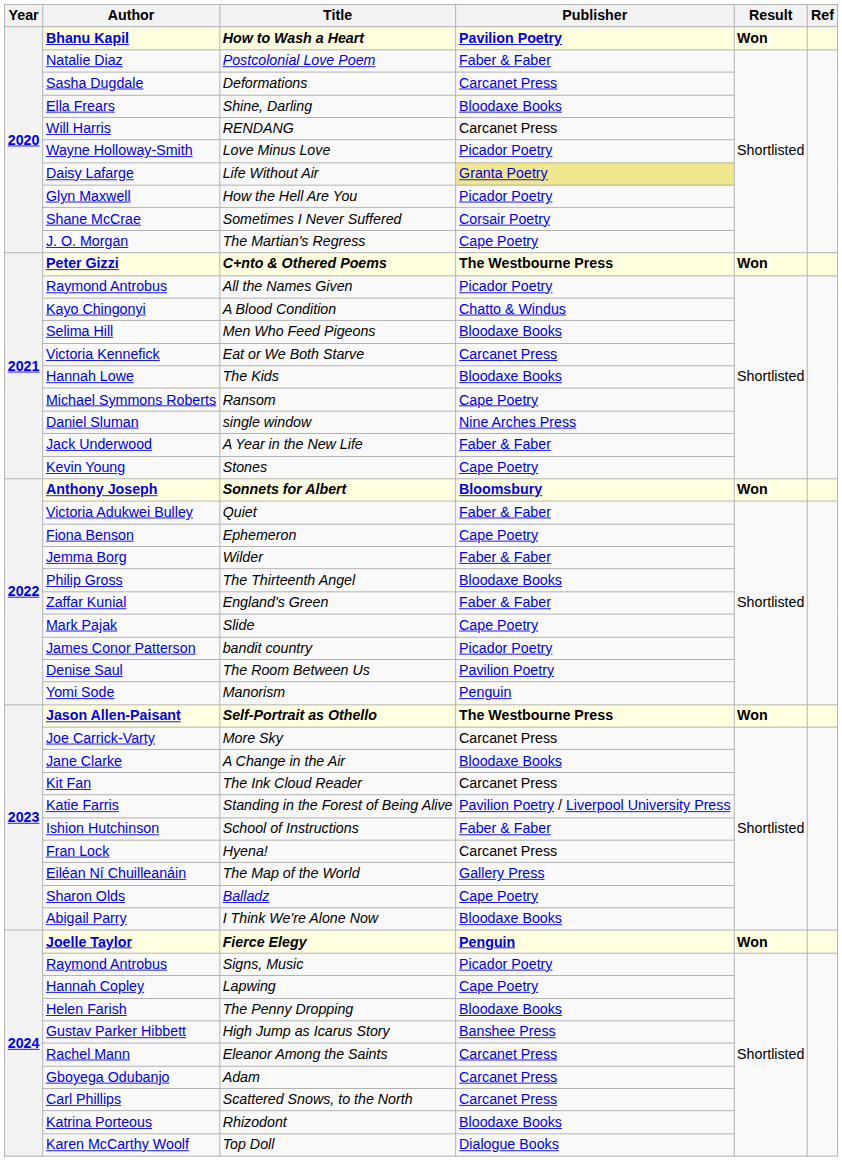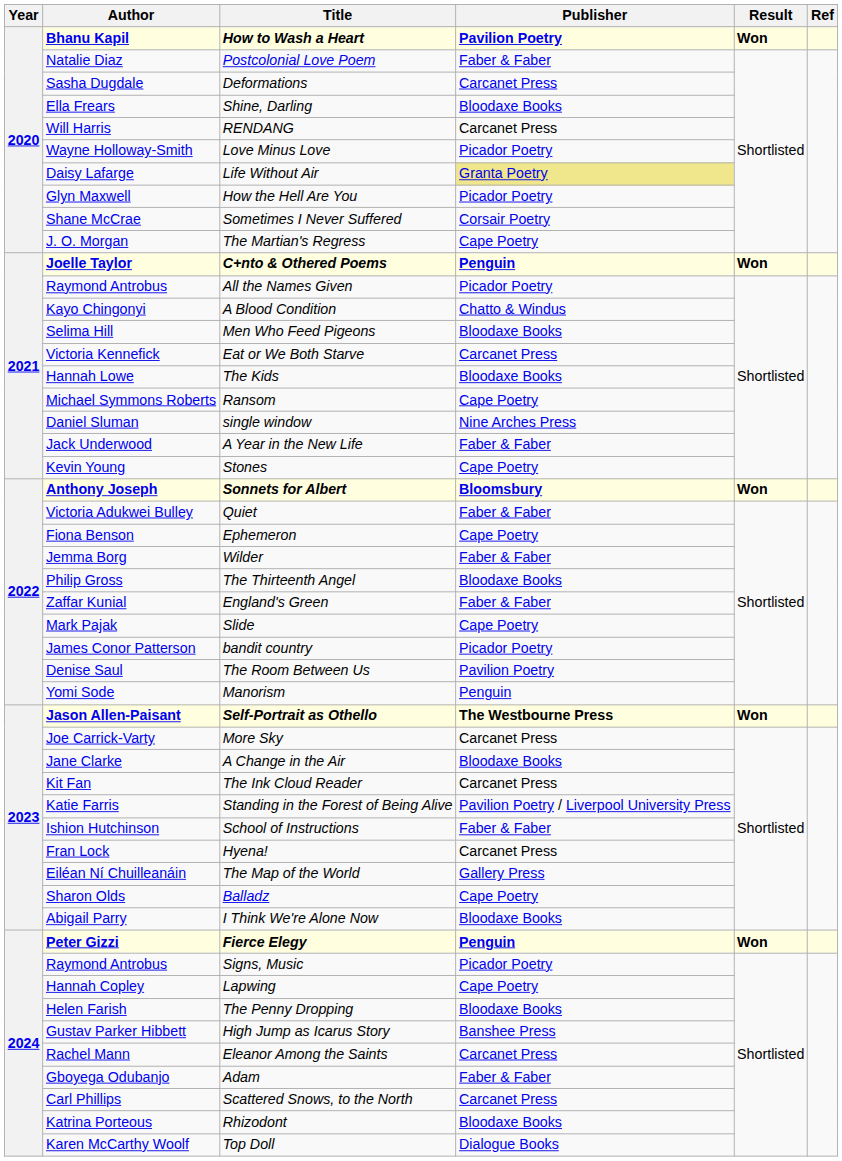(82, 264) Peter Gizzi -> (89, 264) Joelle Taylor
(536, 264) The Westbourne Press -> (487, 264) Penguin
(89, 941) Joelle Taylor -> (82, 941) Peter Gizzi
(508, 1077) Carcanet Press -> (505, 1077) Faber & Faber
